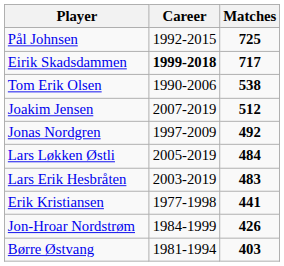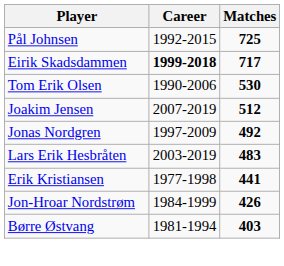(250, 86) 538 -> (250, 86) 530
- row: (61, 156)
